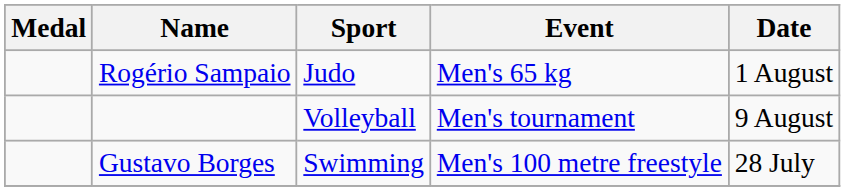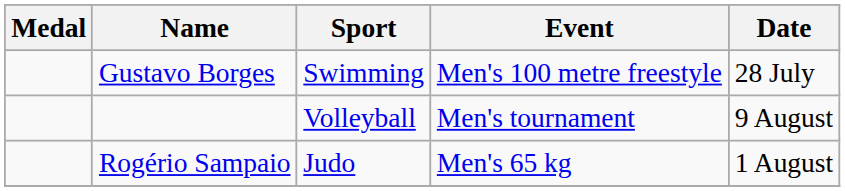rows swapped: (195, 72) <-> (187, 163)
